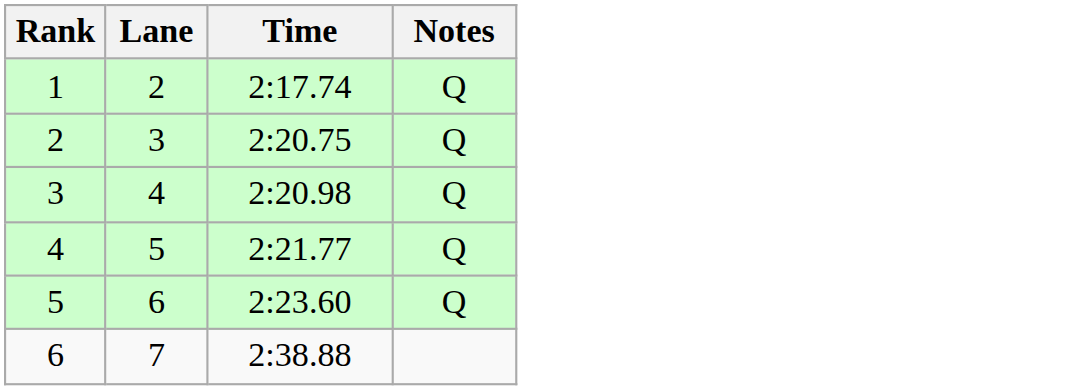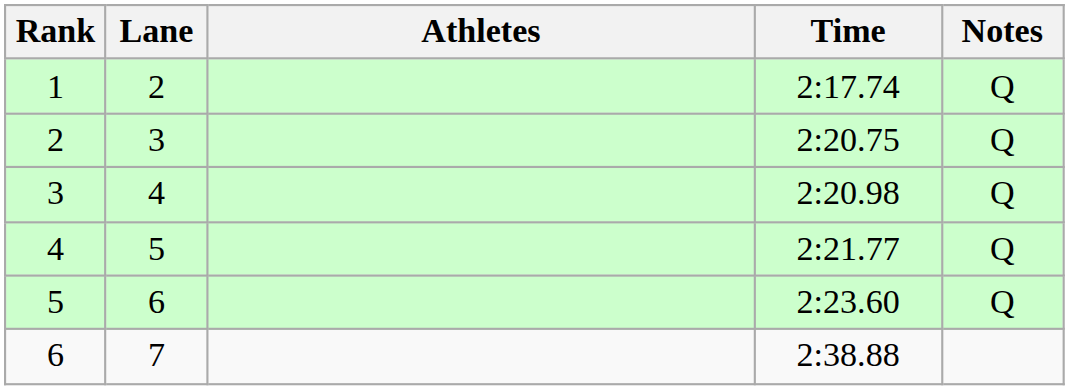+ column: (481, 31)
